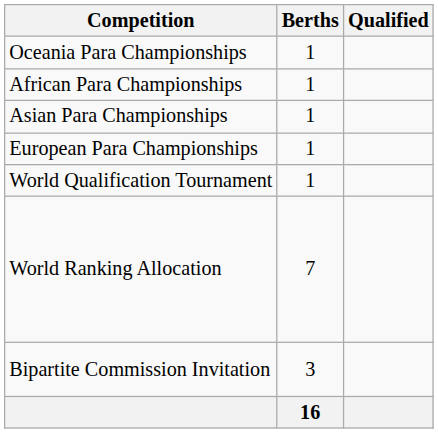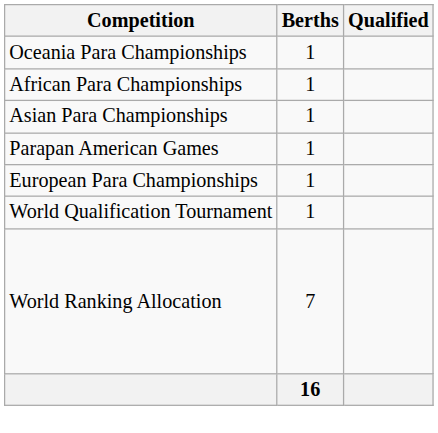+ row: (114, 148)
- row: (140, 369)
